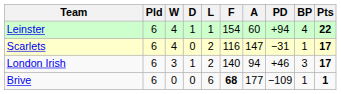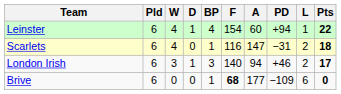columns swapped: (211, 13) <-> (305, 13)
(325, 47) 17 -> (325, 47) 18
(325, 81) 1 -> (325, 81) 0
